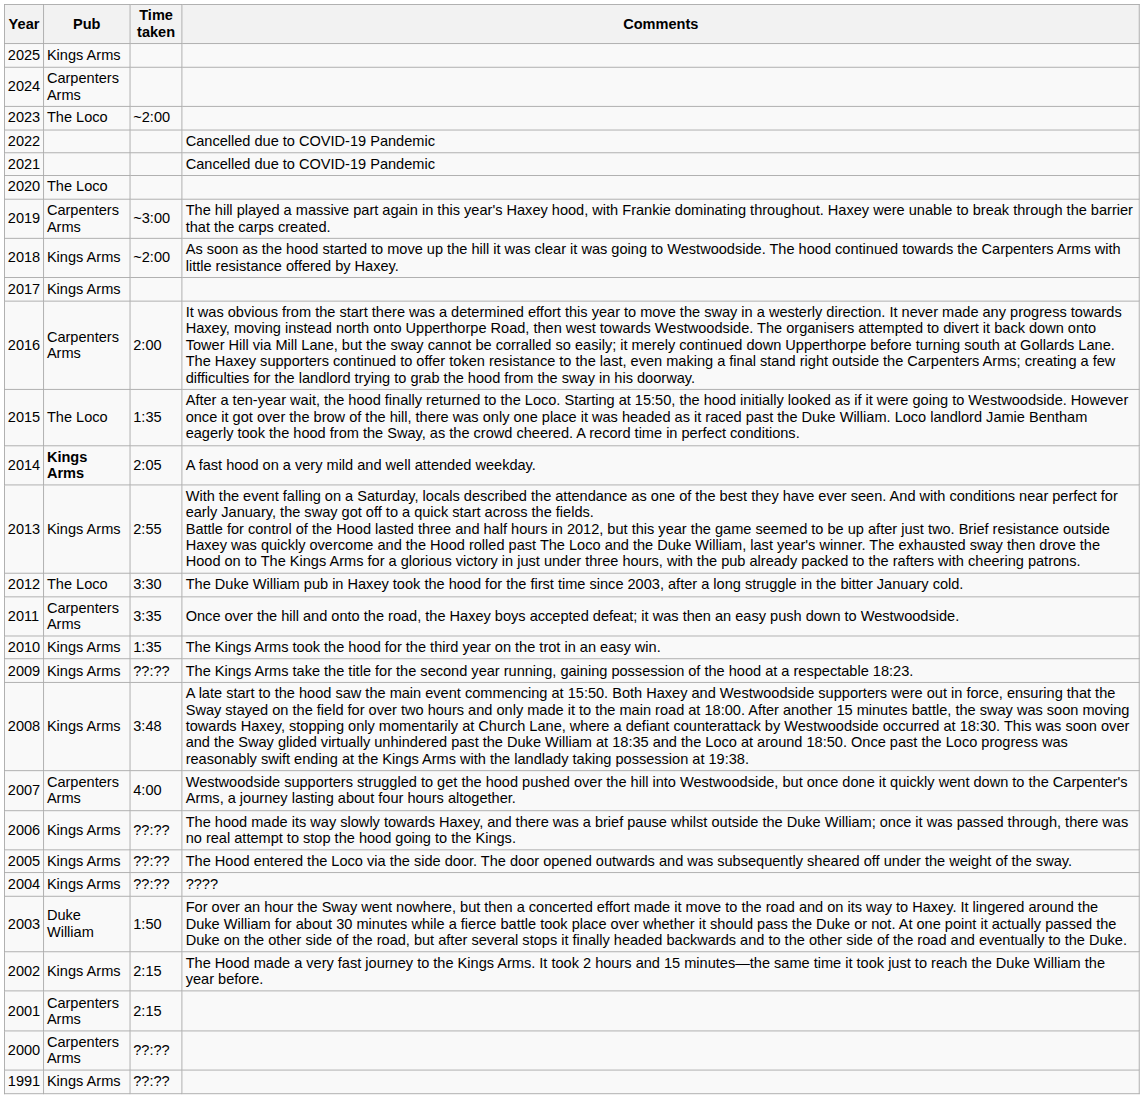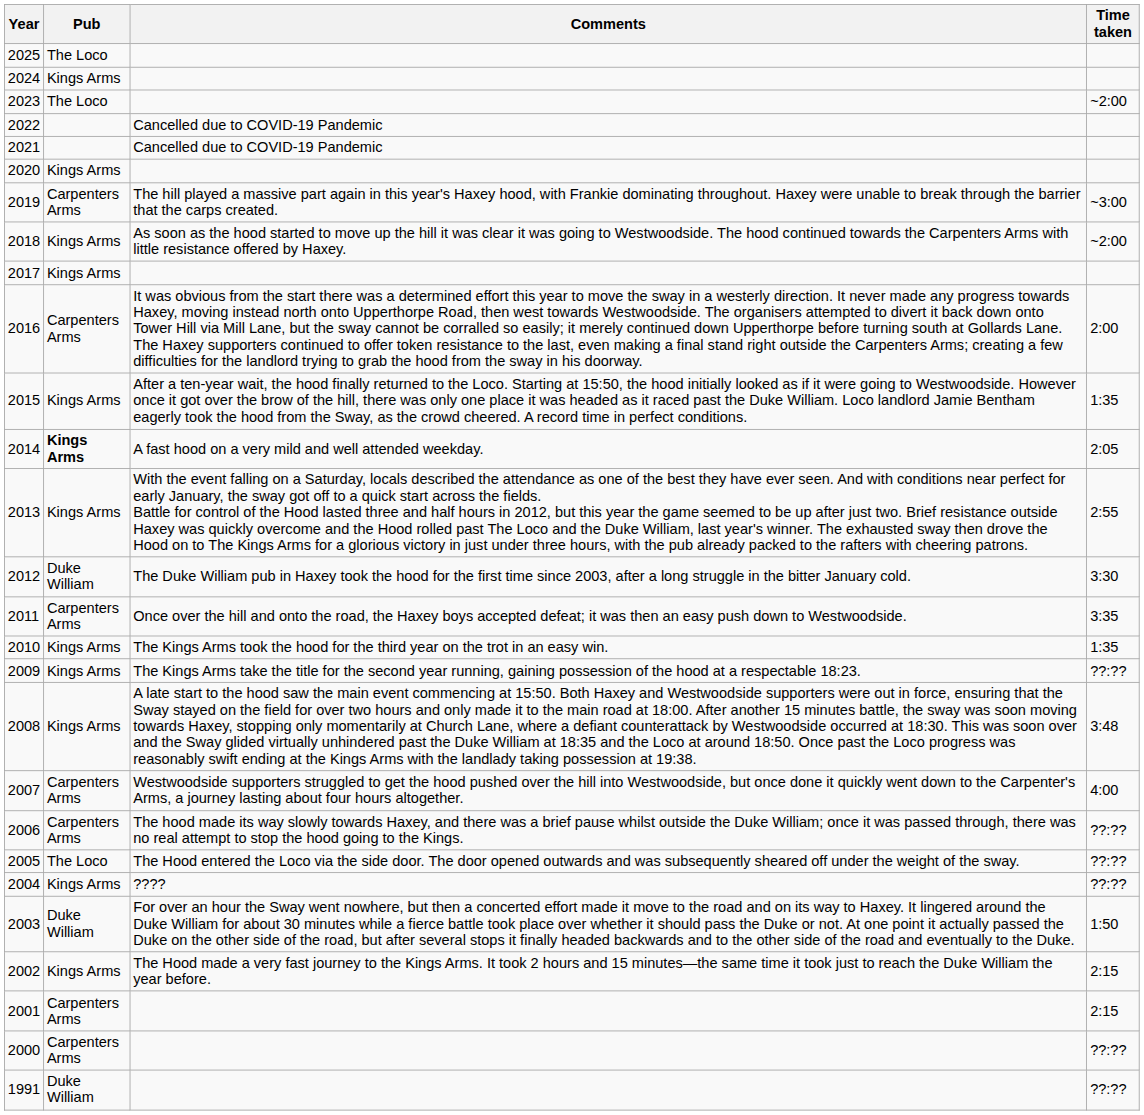columns swapped: (156, 24) <-> (661, 24)
(84, 55) Kings Arms -> (77, 55) The Loco
(83, 86) Carpenters Arms -> (84, 78) Kings Arms
(77, 187) The Loco -> (84, 170) Kings Arms
(77, 417) The Loco -> (84, 401) Kings Arms
(77, 585) The Loco -> (70, 576) Duke William
(84, 830) Kings Arms -> (83, 830) Carpenters Arms
(84, 861) Kings Arms -> (77, 861) The Loco
(84, 1081) Kings Arms -> (70, 1089) Duke William
